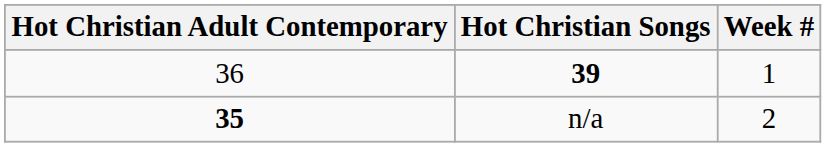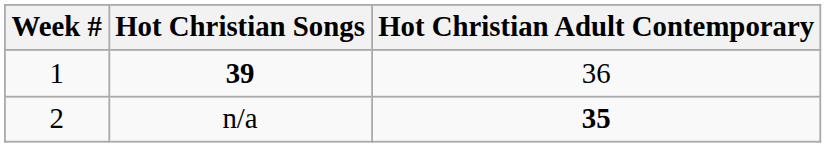columns swapped: (769, 27) <-> (230, 27)
